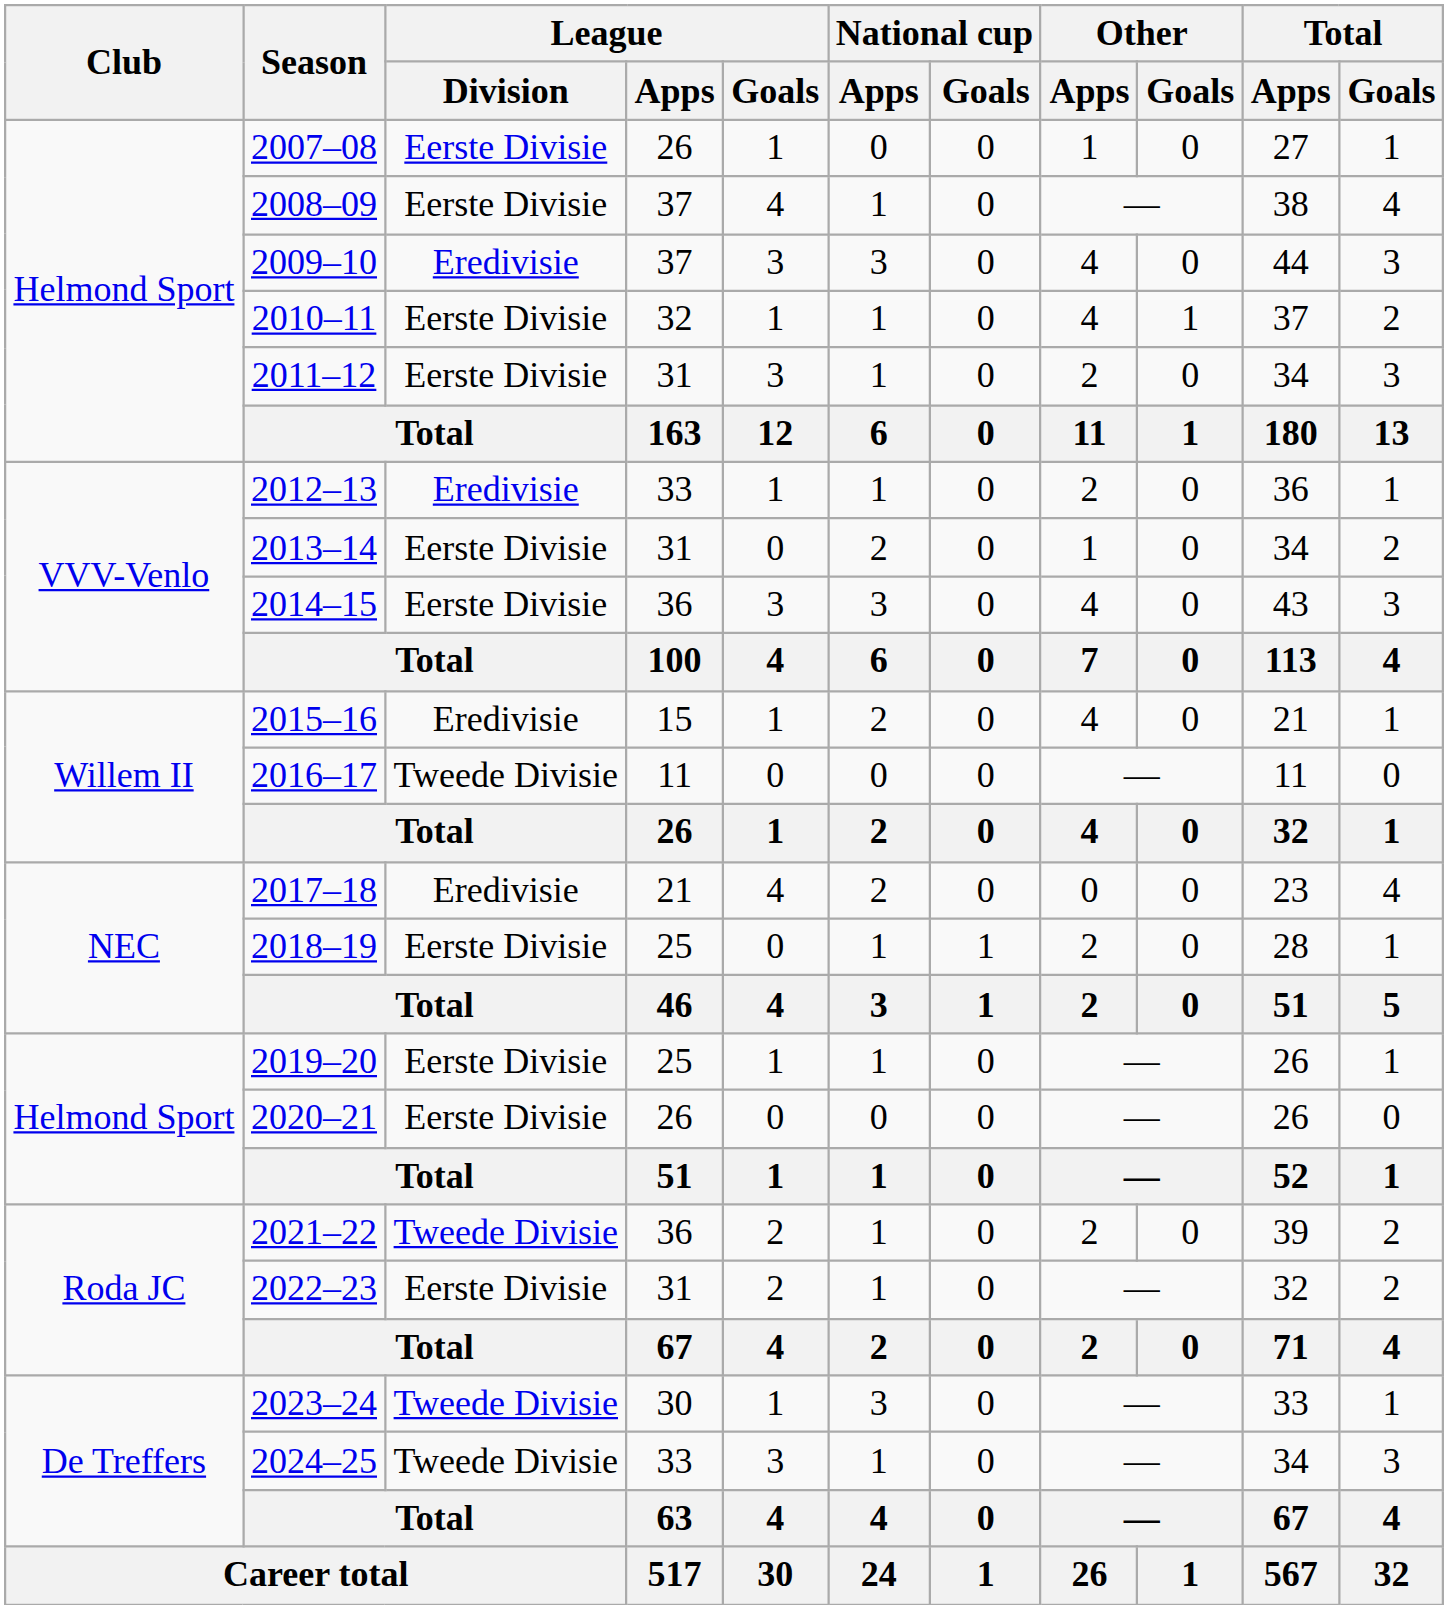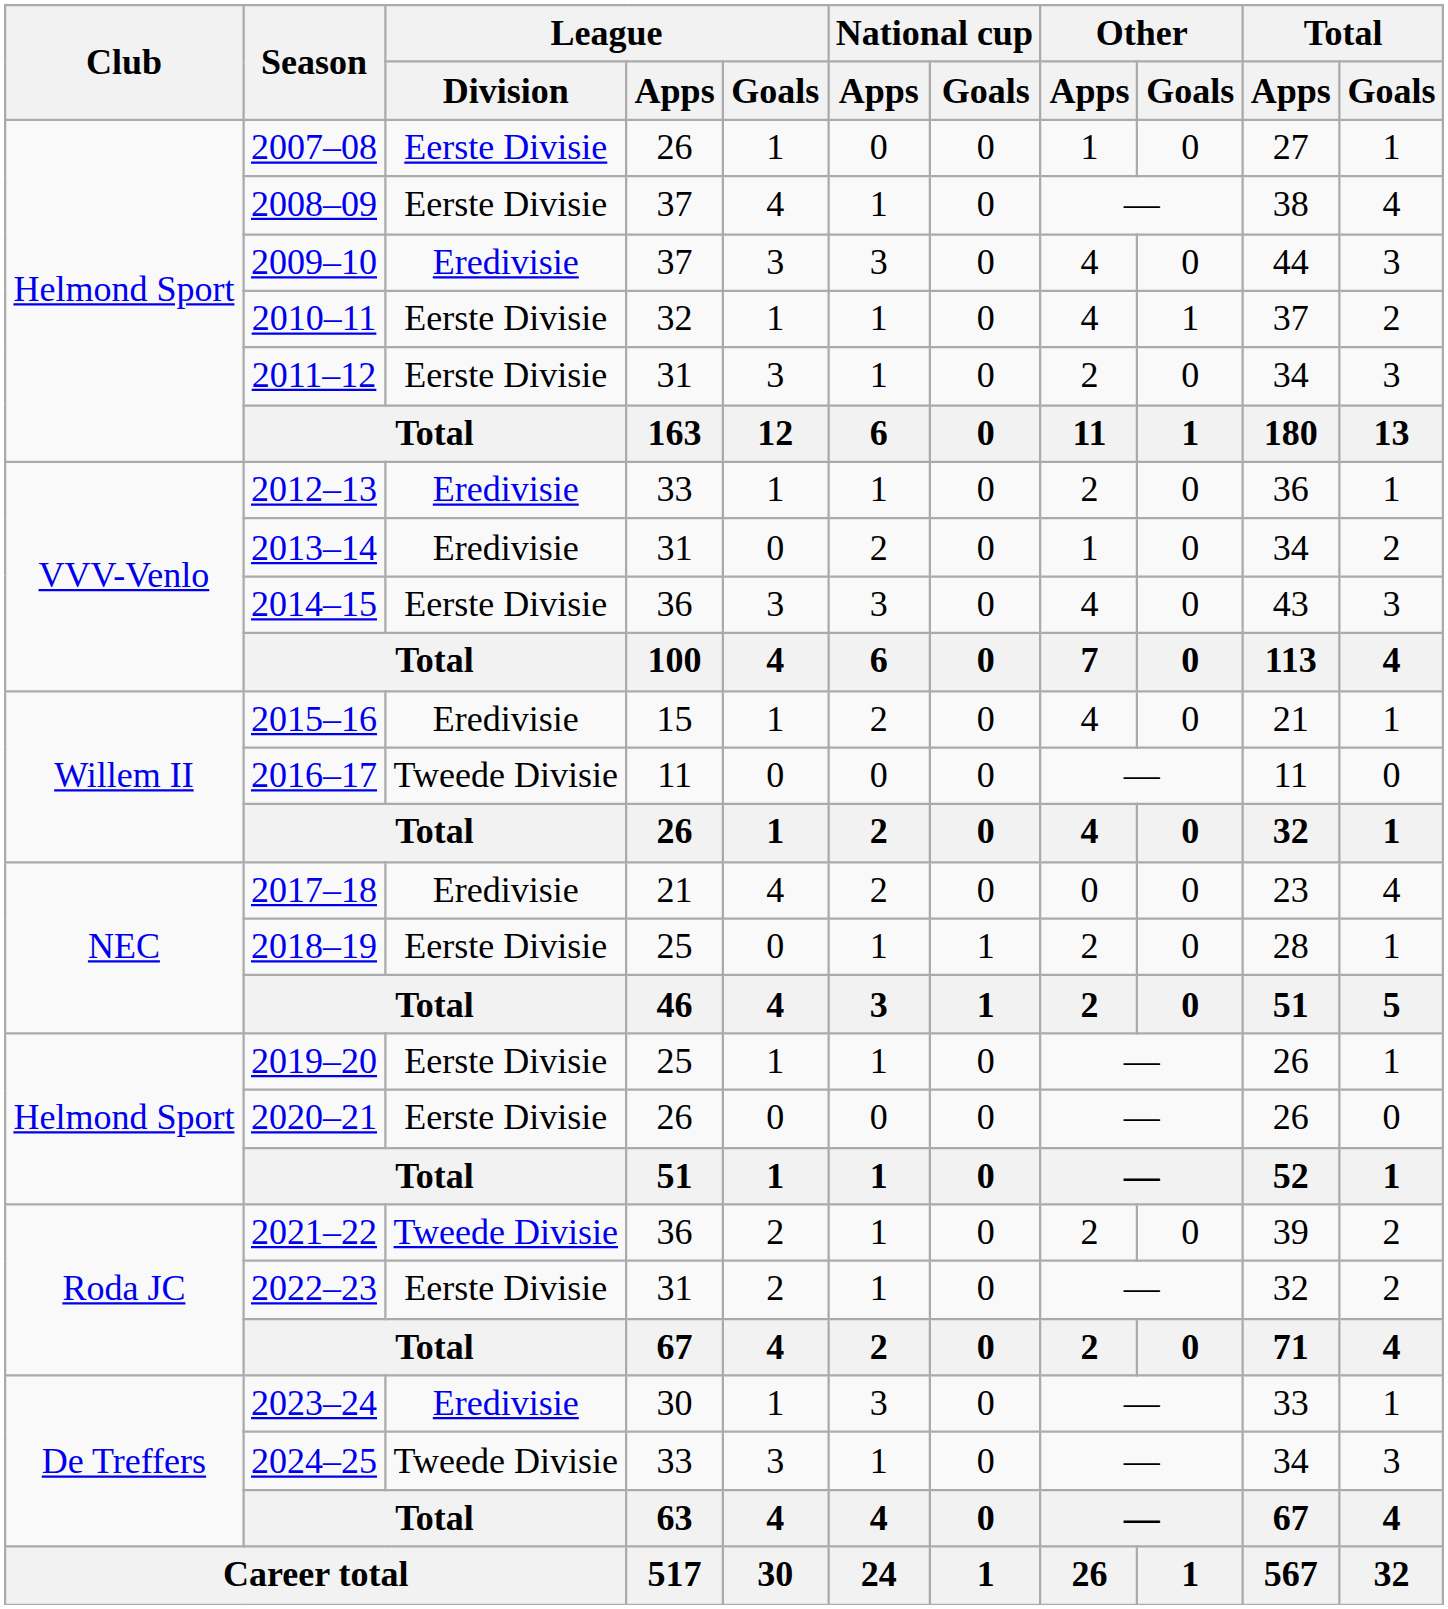(506, 546) Eerste Divisie -> (506, 546) Eredivisie
(506, 1403) Tweede Divisie -> (506, 1403) Eredivisie
